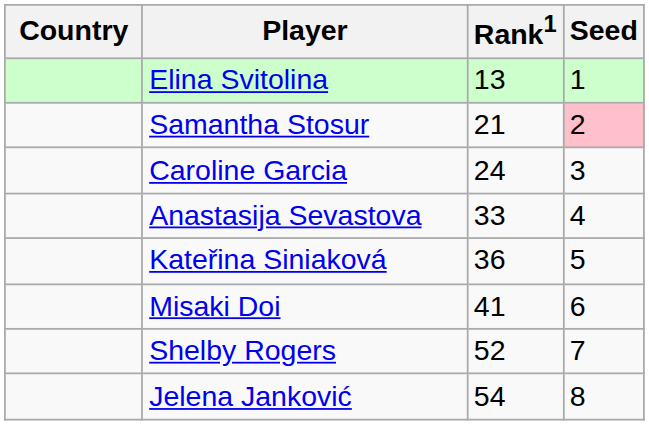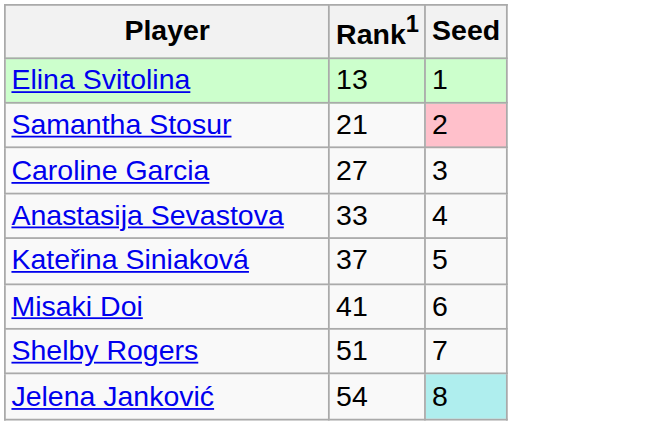- column: (74, 30)
(490, 170) 24 -> (352, 170) 27
(490, 260) 36 -> (352, 260) 37
(490, 350) 52 -> (352, 350) 51
(578, 396) no background -> (440, 396) paleturquoise background
